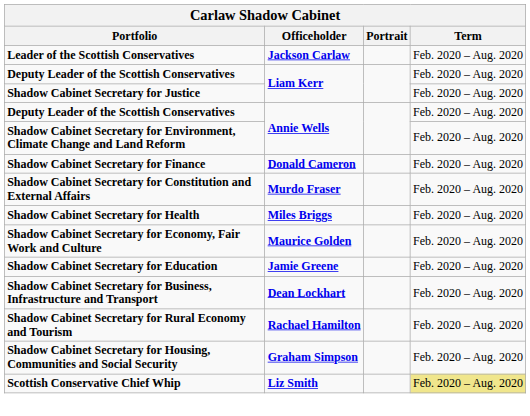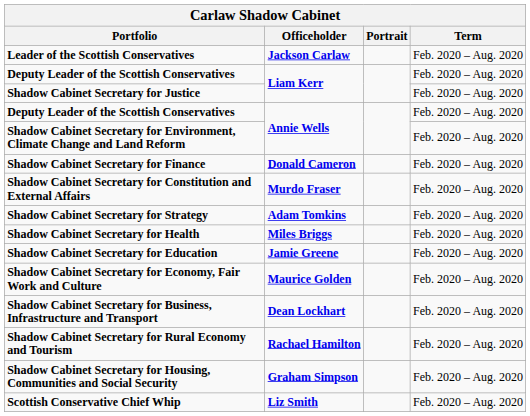+ row: (108, 215)
rows swapped: (112, 266) <-> (123, 241)
(468, 383) khaki background -> (468, 402) no background
